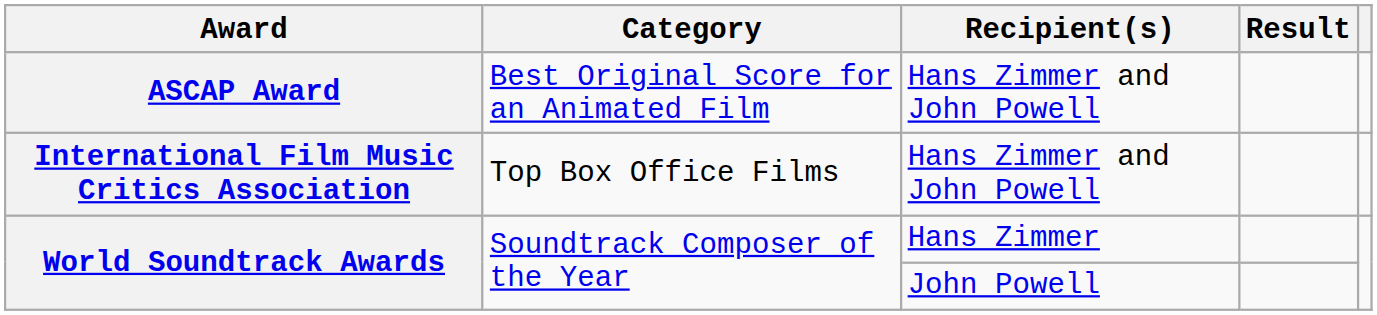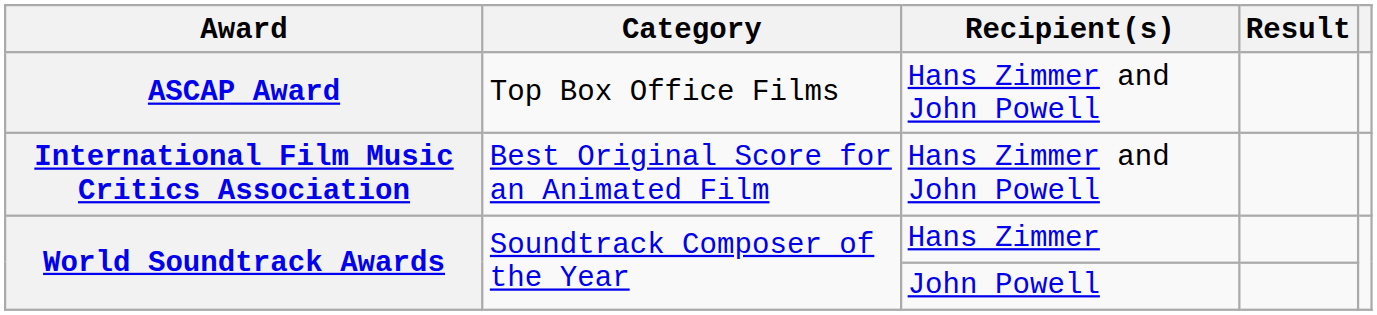(691, 93) Best Original Score for an Animated Film -> (665, 93) Top Box Office Films
(665, 174) Top Box Office Films -> (691, 174) Best Original Score for an Animated Film
